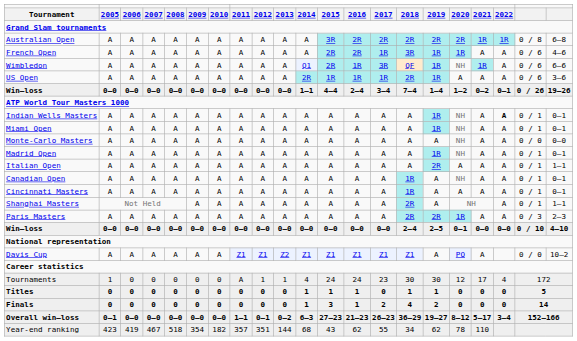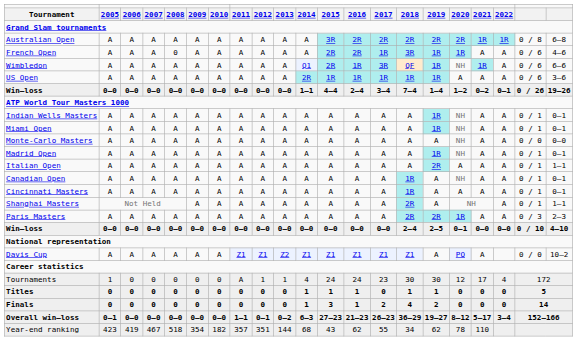(175, 52) A -> (175, 52) 0
(410, 77) 2R -> (410, 77) 1R
(504, 115) bold -> (504, 115) normal
